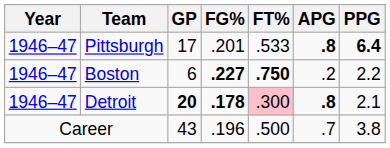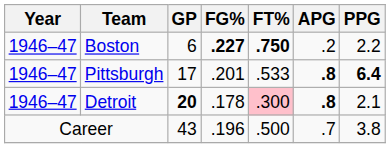rows swapped: (124, 46) <-> (112, 74)
(228, 102) bold -> (228, 102) normal
